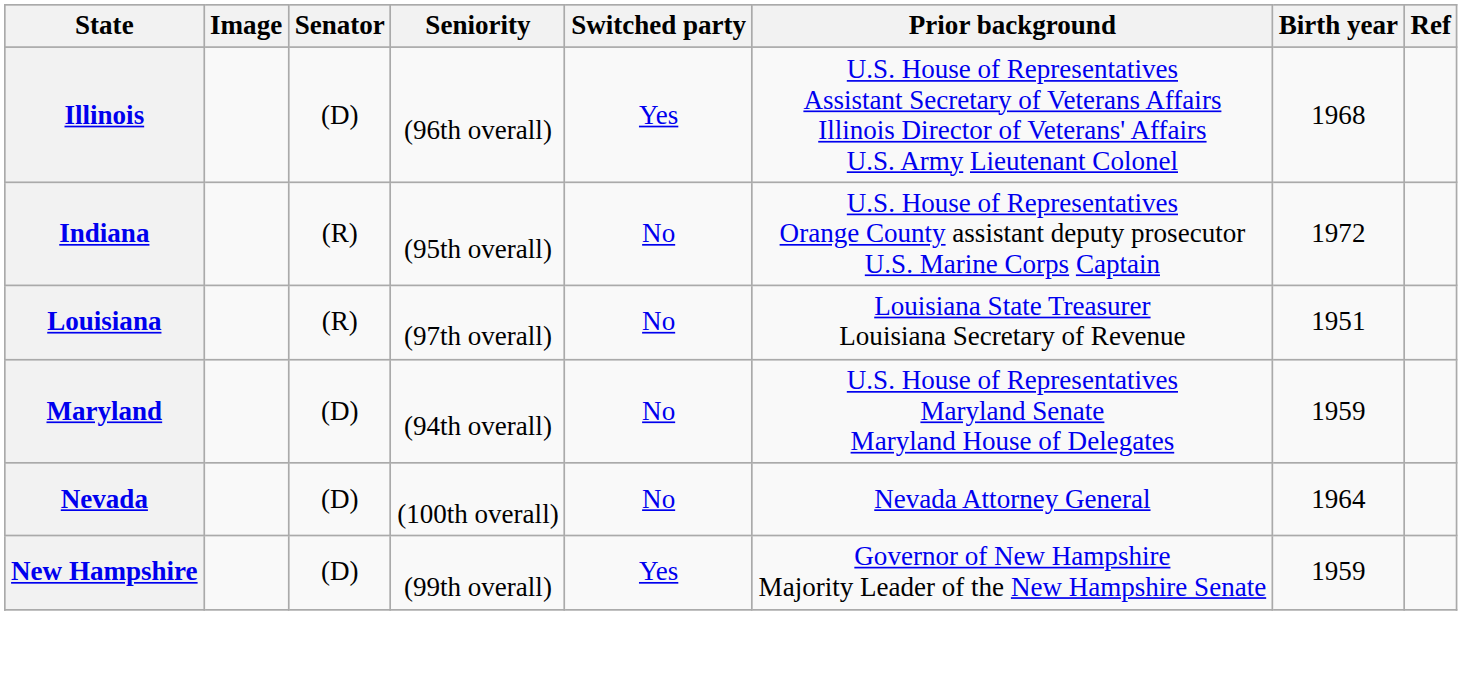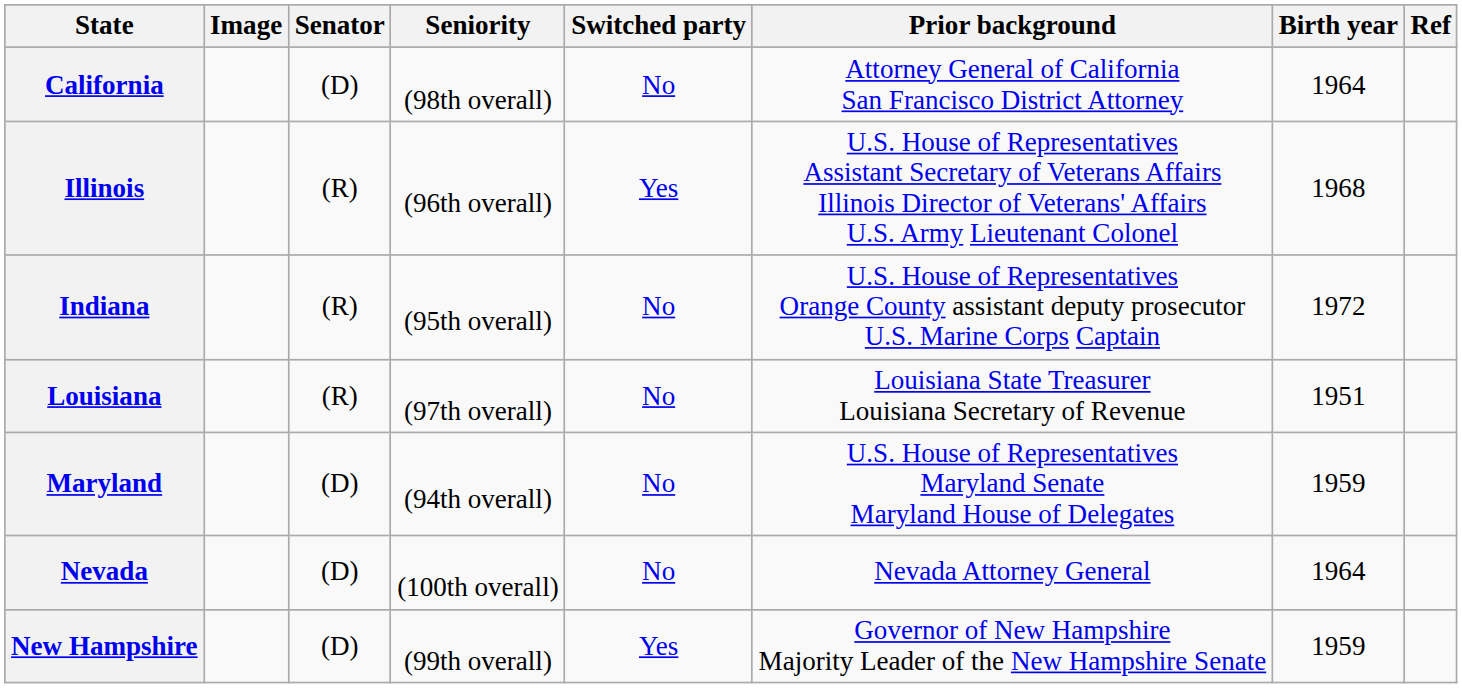+ row: (104, 84)
(340, 114) (D) -> (340, 187) (R)
